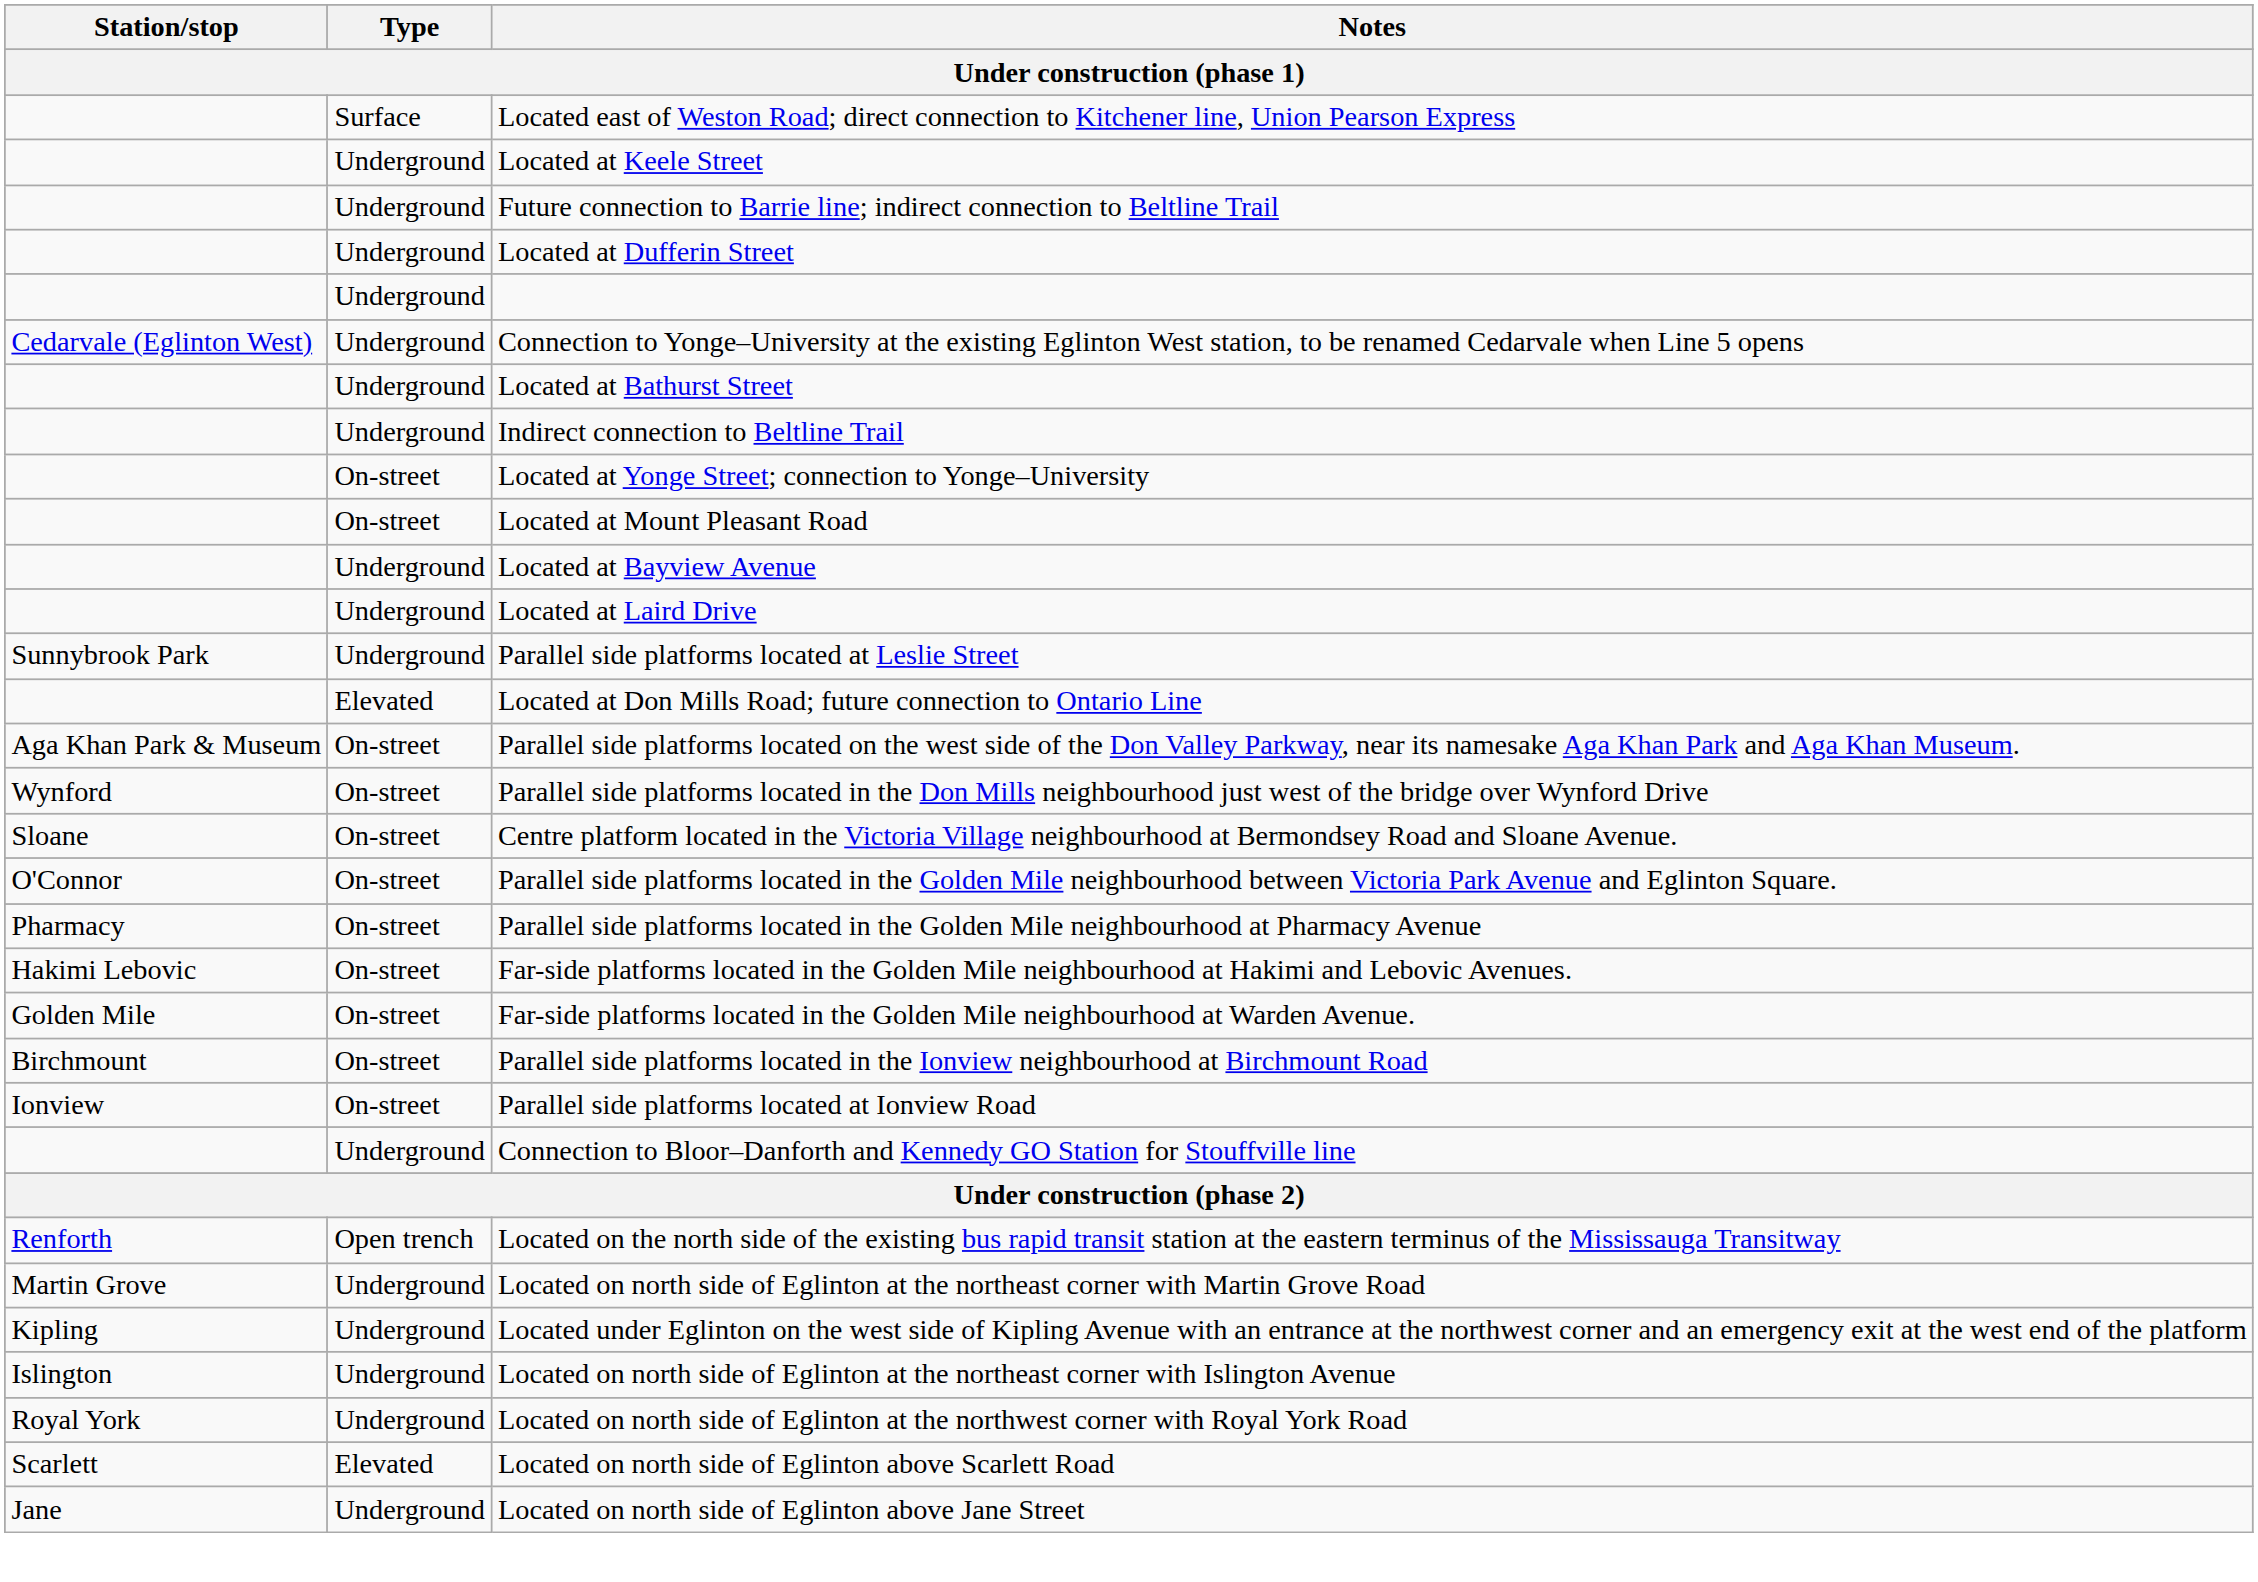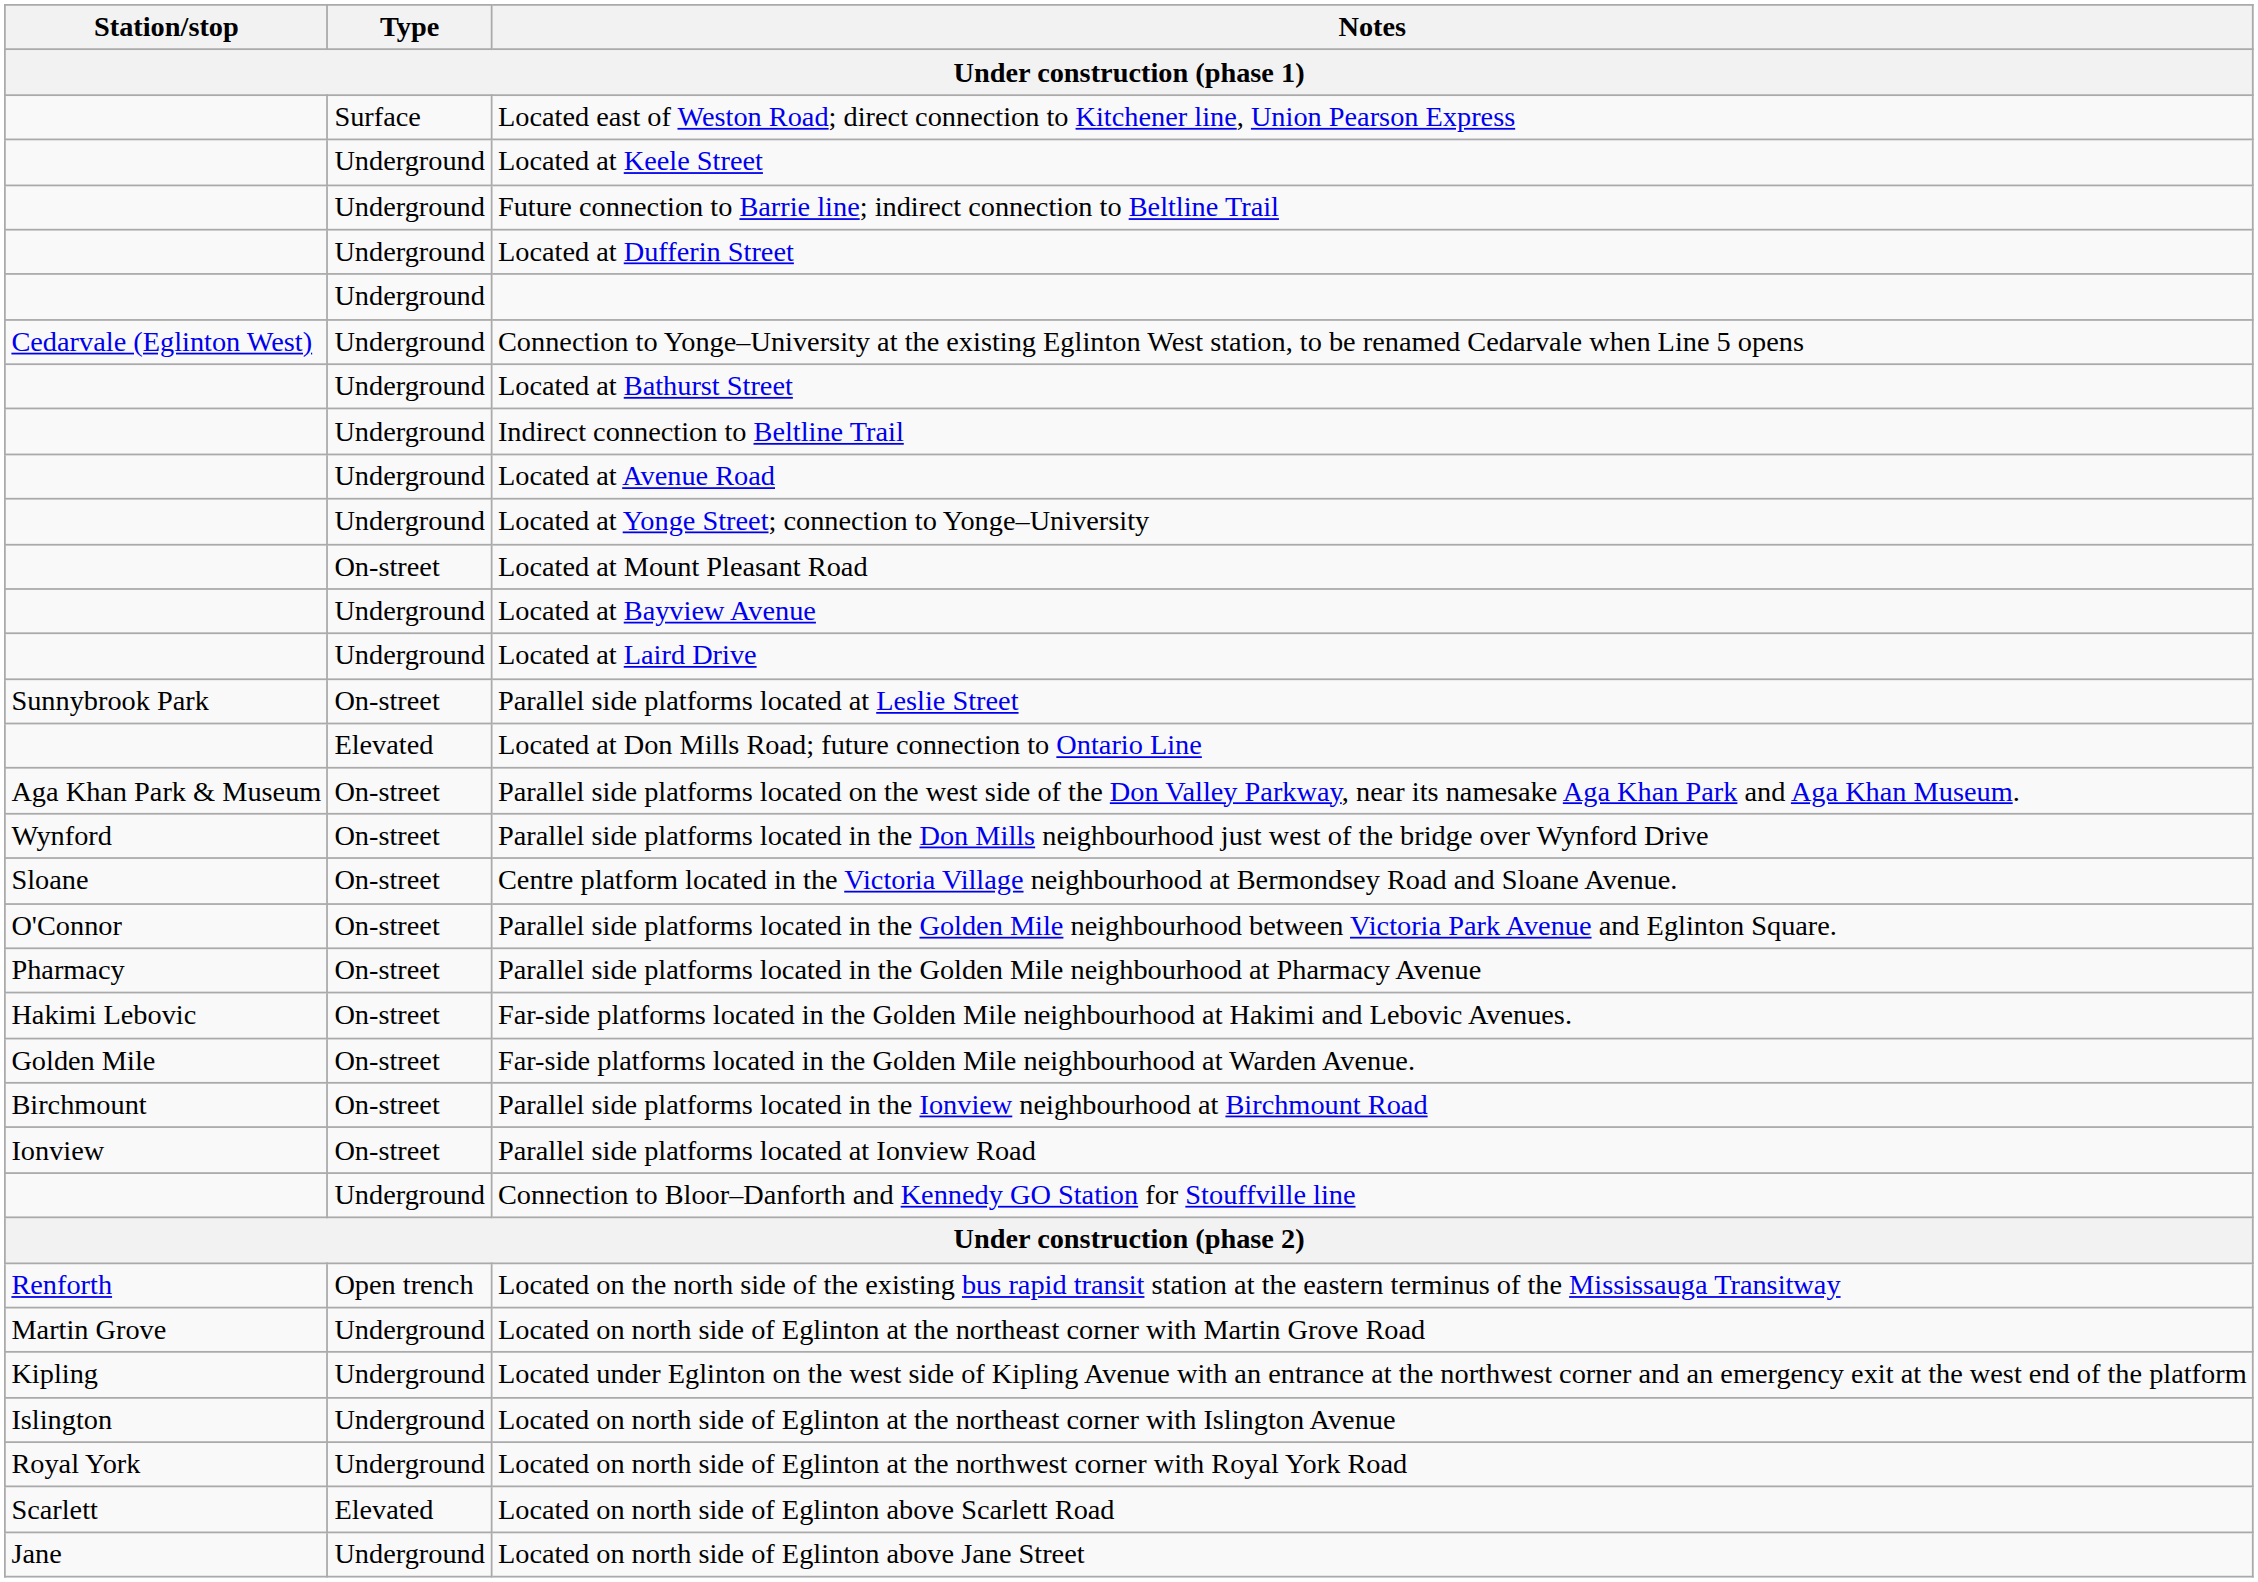+ row: (636, 476)
(387, 476) On-street -> (410, 521) Underground
(410, 655) Underground -> (387, 700) On-street
